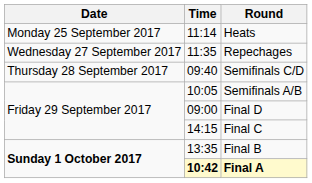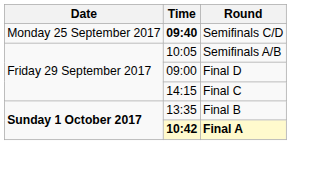- row: (240, 33)
- row: (258, 52)
(88, 71) Thursday 28 September 2017 -> (84, 33) Monday 25 September 2017
(202, 71) normal -> (182, 33) bold
